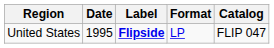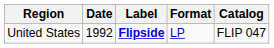(99, 33) 1995 -> (99, 33) 1992
